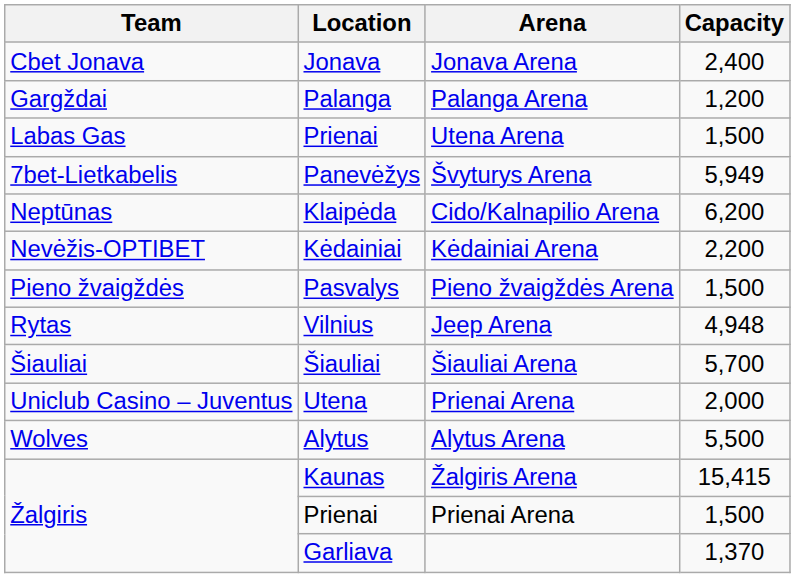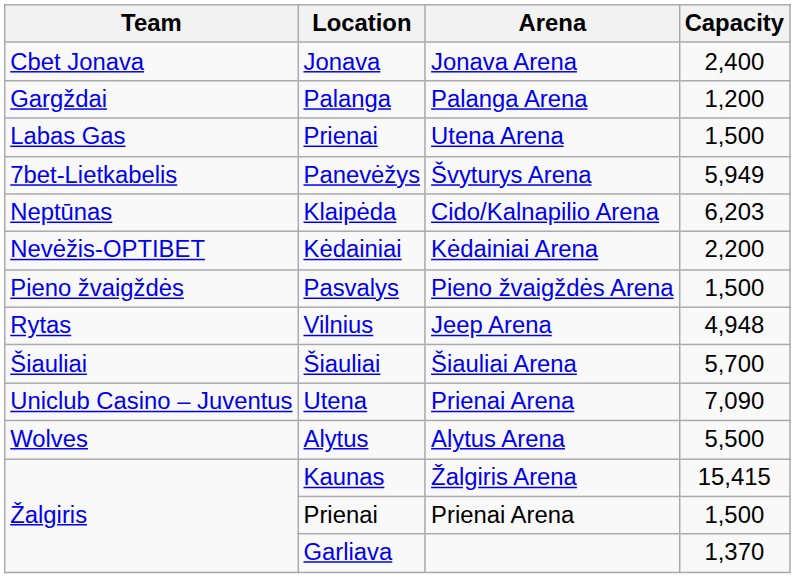(734, 212) 6,200 -> (734, 212) 6,203
(734, 401) 2,000 -> (734, 401) 7,090
